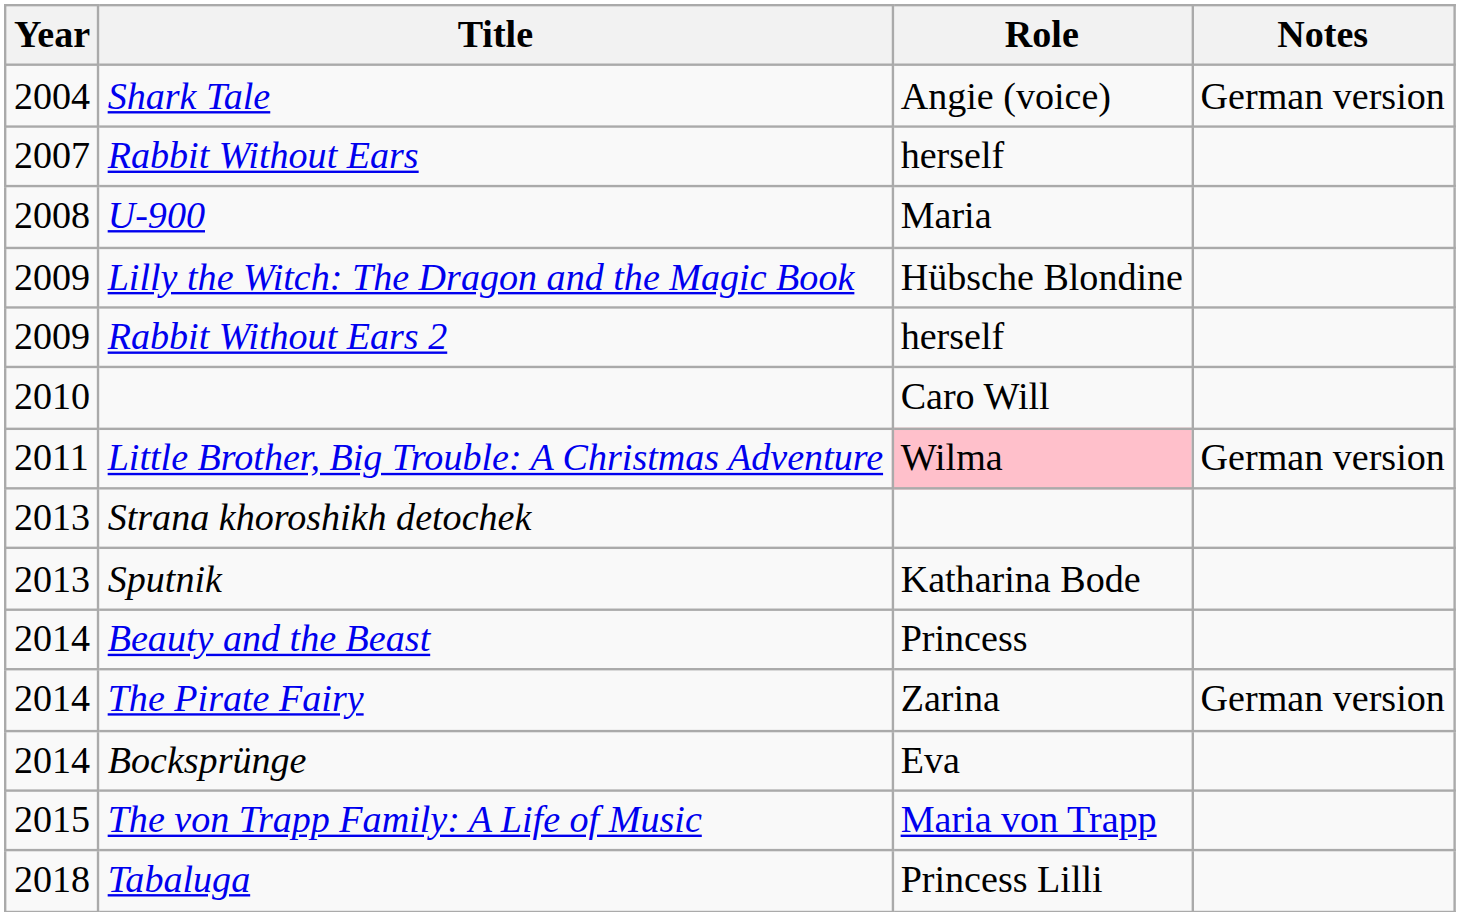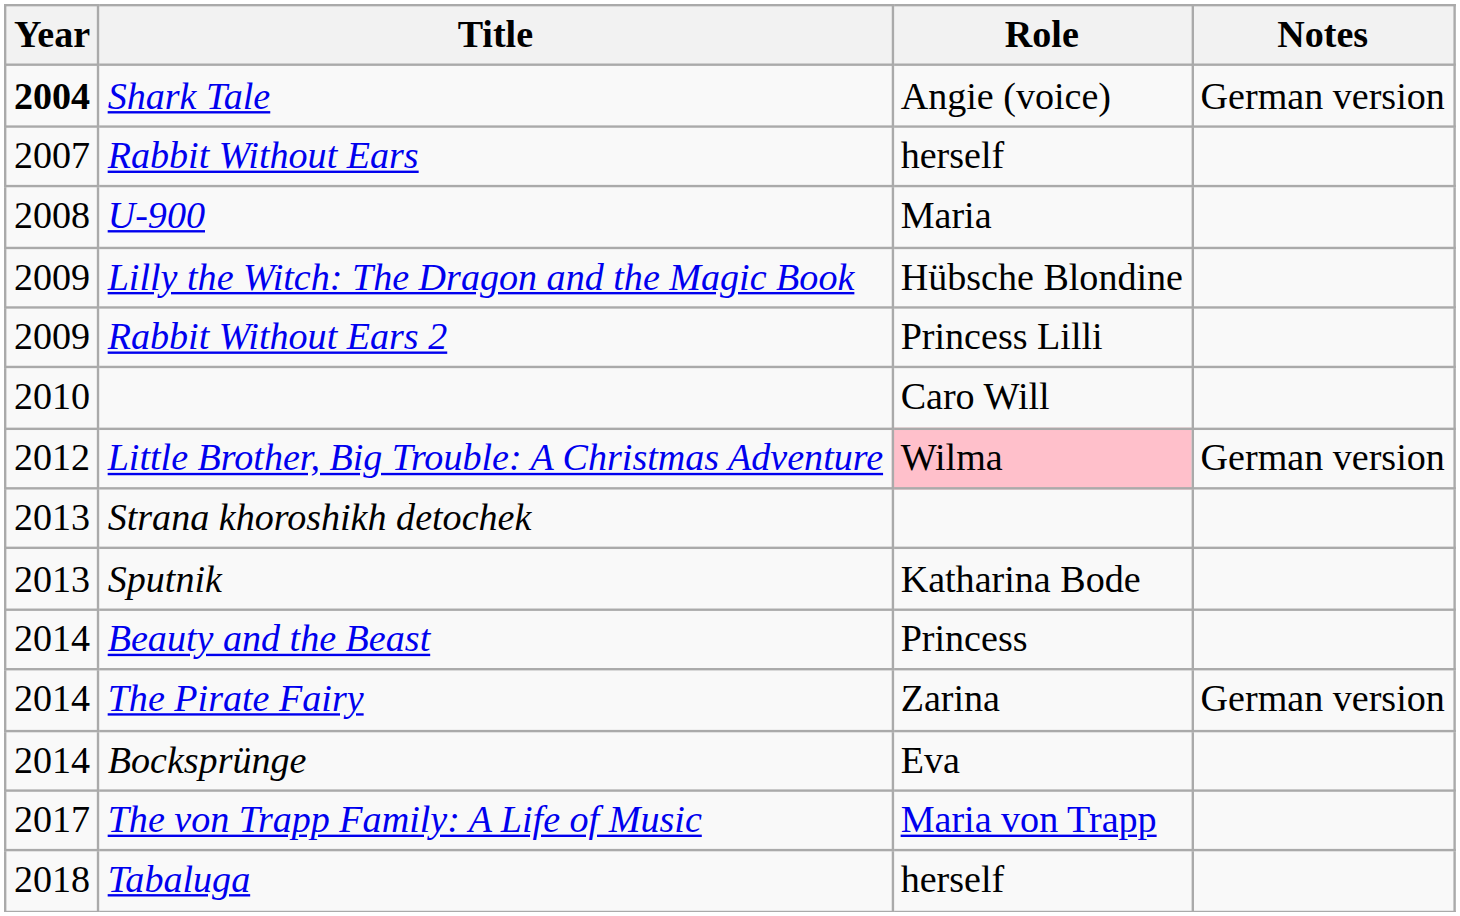(52, 95) normal -> (52, 95) bold
(952, 336) herself -> (1002, 336) Princess Lilli
(51, 457) 2011 -> (52, 457) 2012
(52, 819) 2015 -> (52, 819) 2017
(1002, 880) Princess Lilli -> (952, 880) herself
